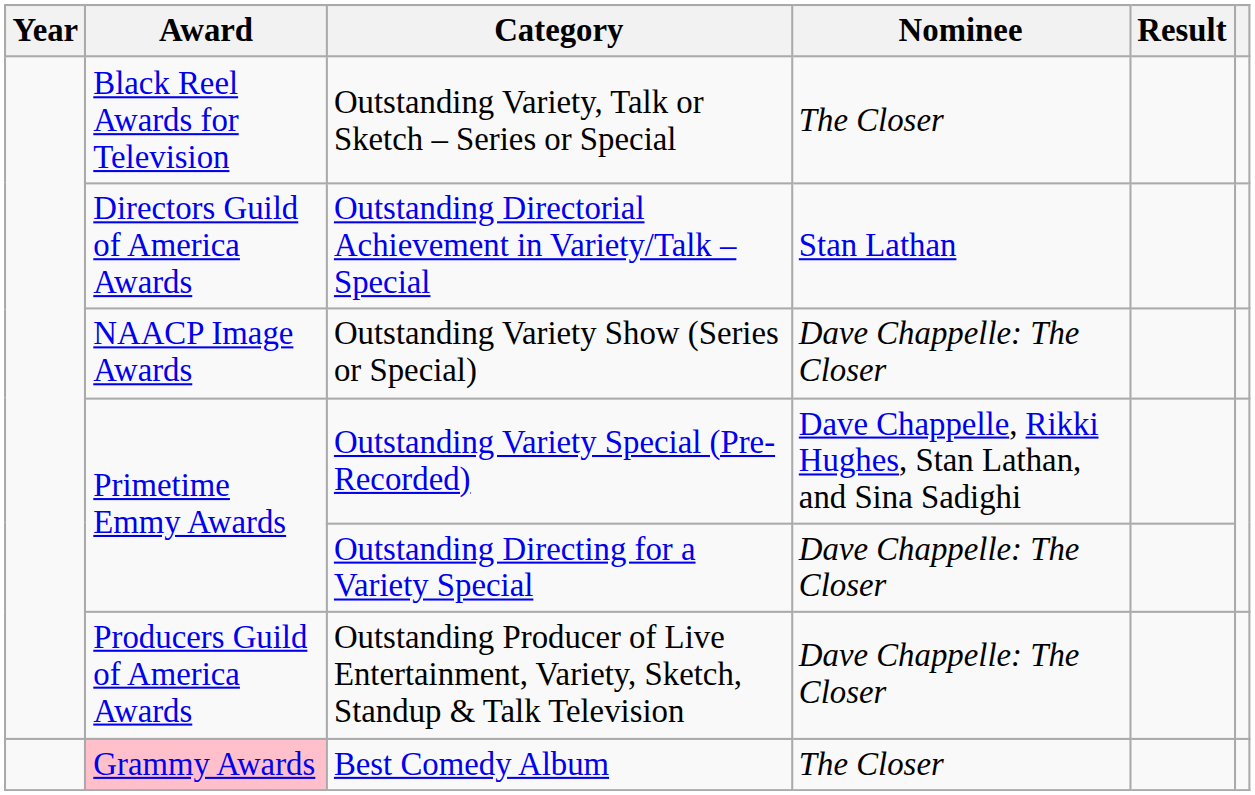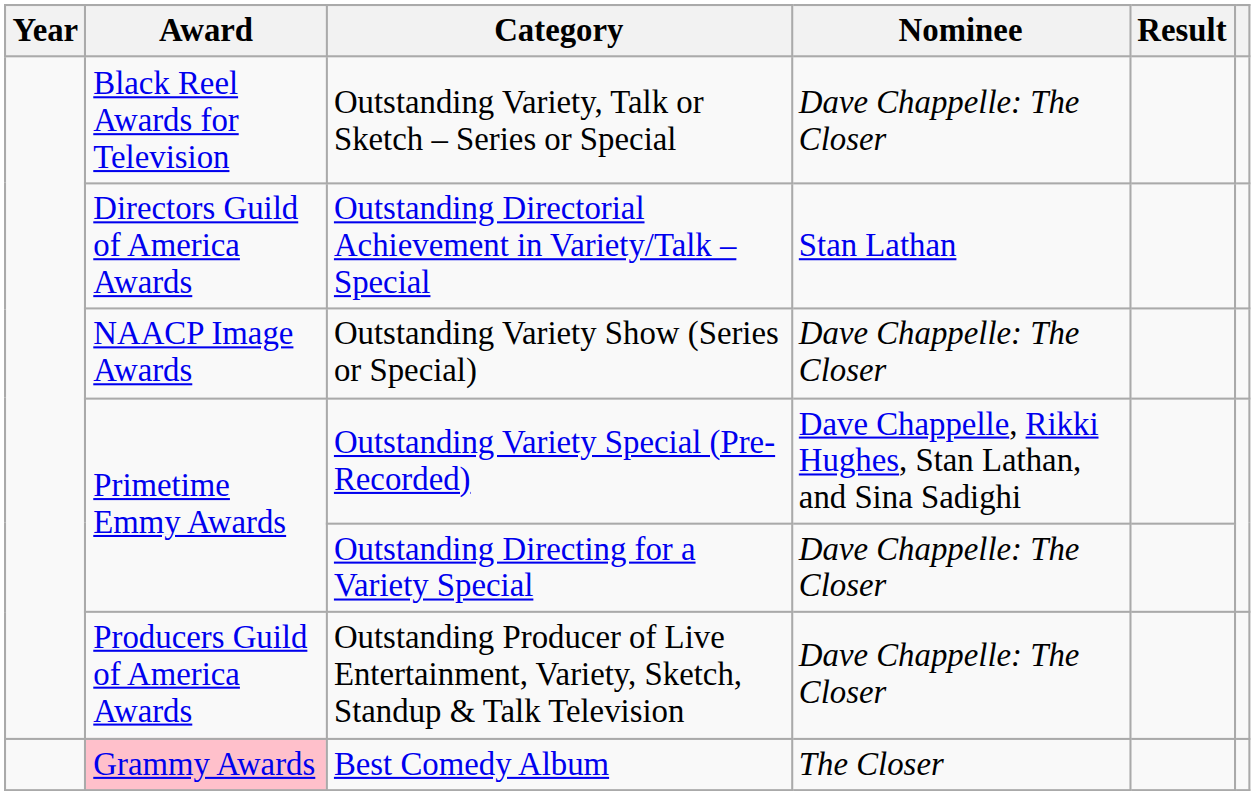(871, 119) The Closer -> (939, 119) Dave Chappelle: The Closer
